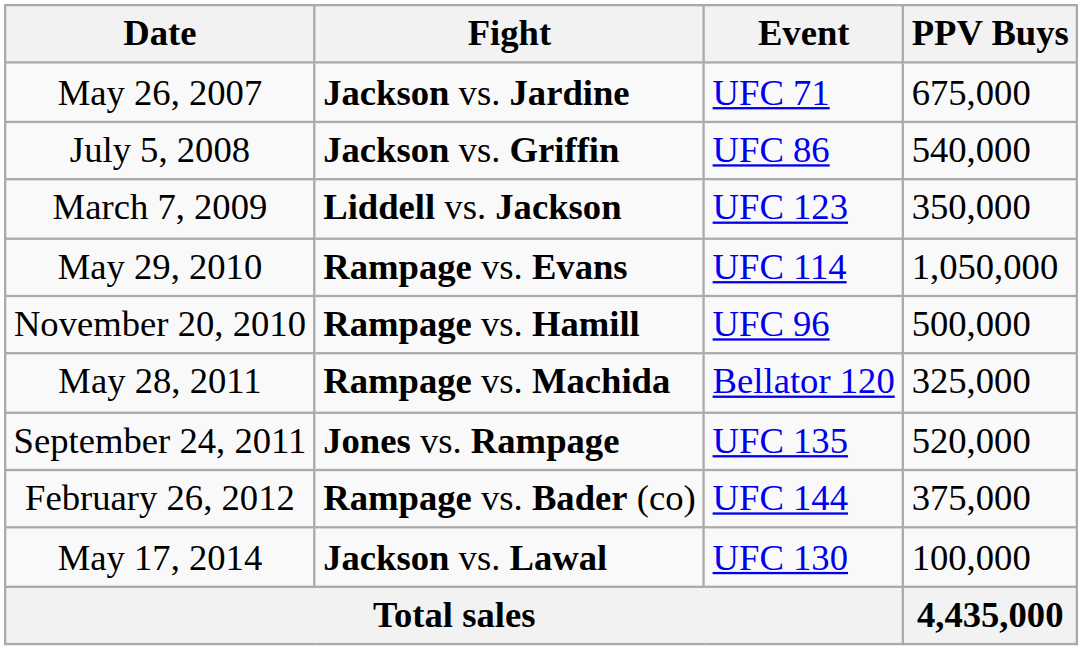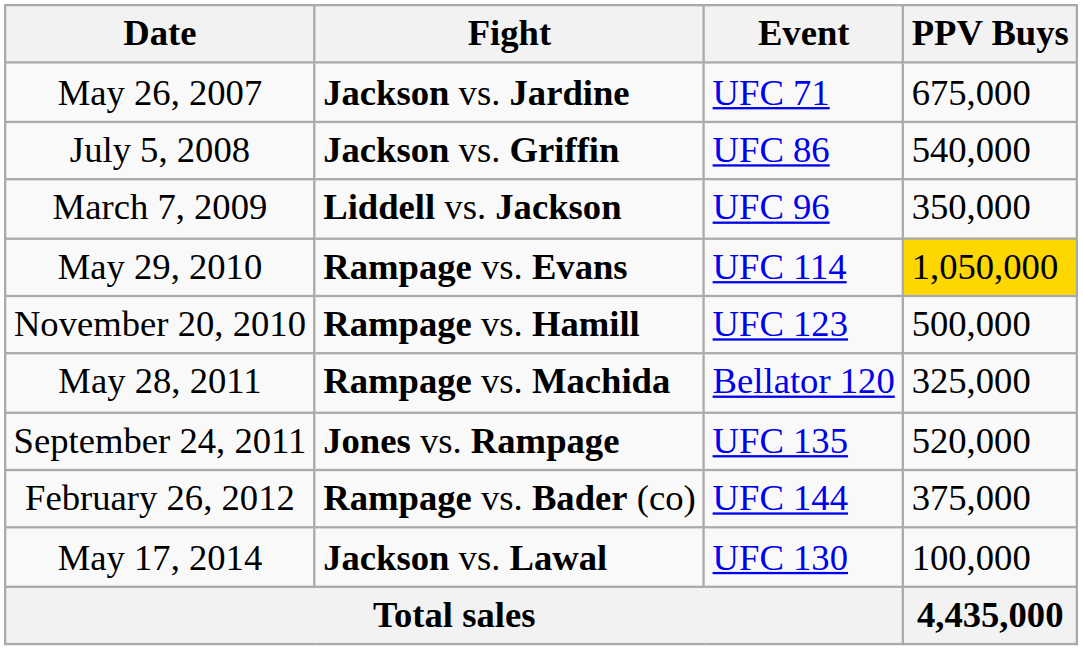(780, 207) UFC 123 -> (771, 207) UFC 96
(985, 265) no background -> (985, 265) gold background
(771, 324) UFC 96 -> (780, 324) UFC 123
